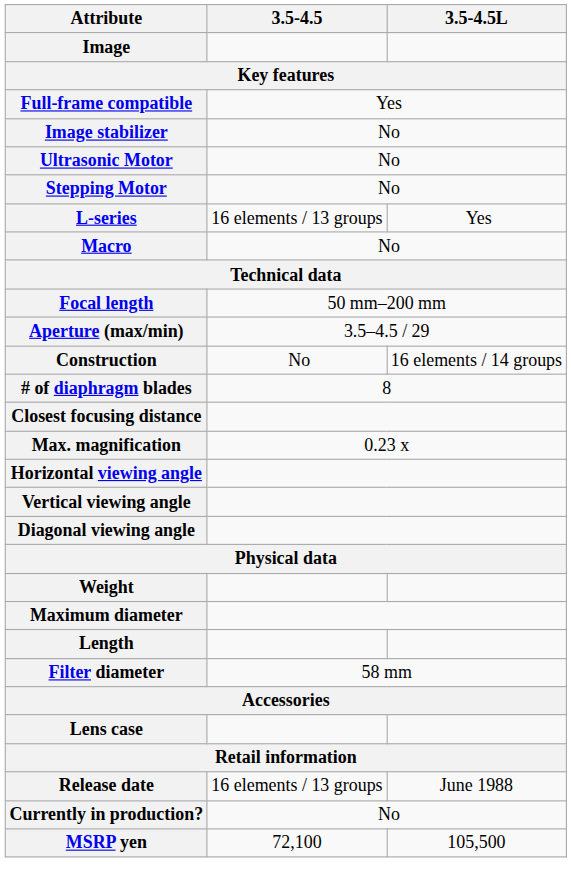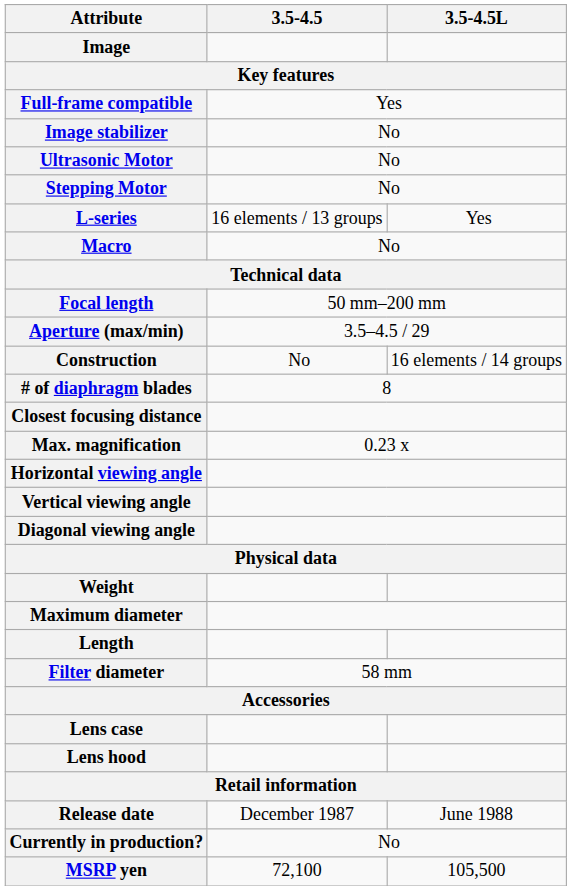+ row: (106, 757)
(297, 786) 16 elements / 13 groups -> (297, 814) December 1987
